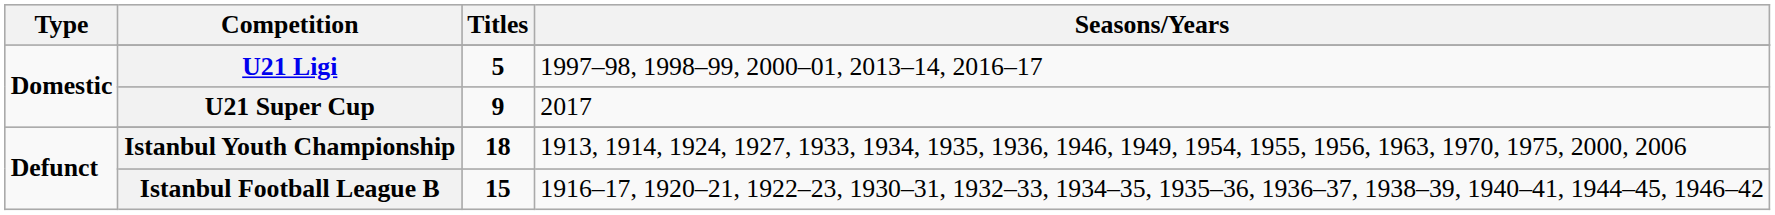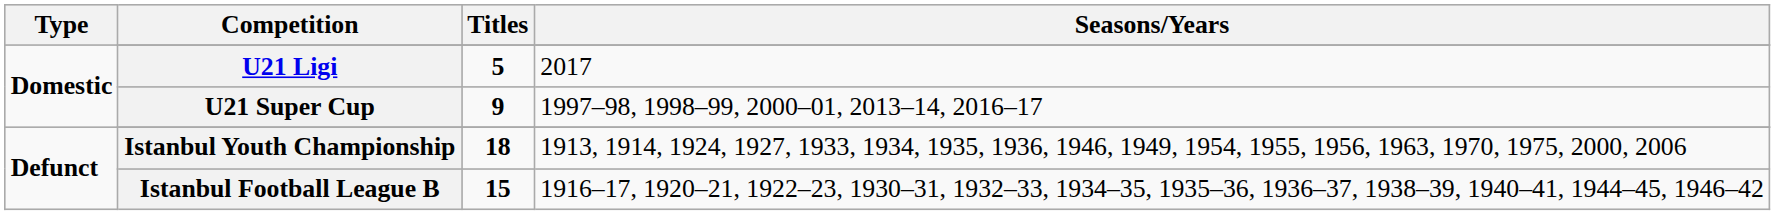(791, 65) 1997–98, 1998–99, 2000–01, 2013–14, 2016–17 -> (566, 65) 2017
(566, 106) 2017 -> (791, 106) 1997–98, 1998–99, 2000–01, 2013–14, 2016–17
